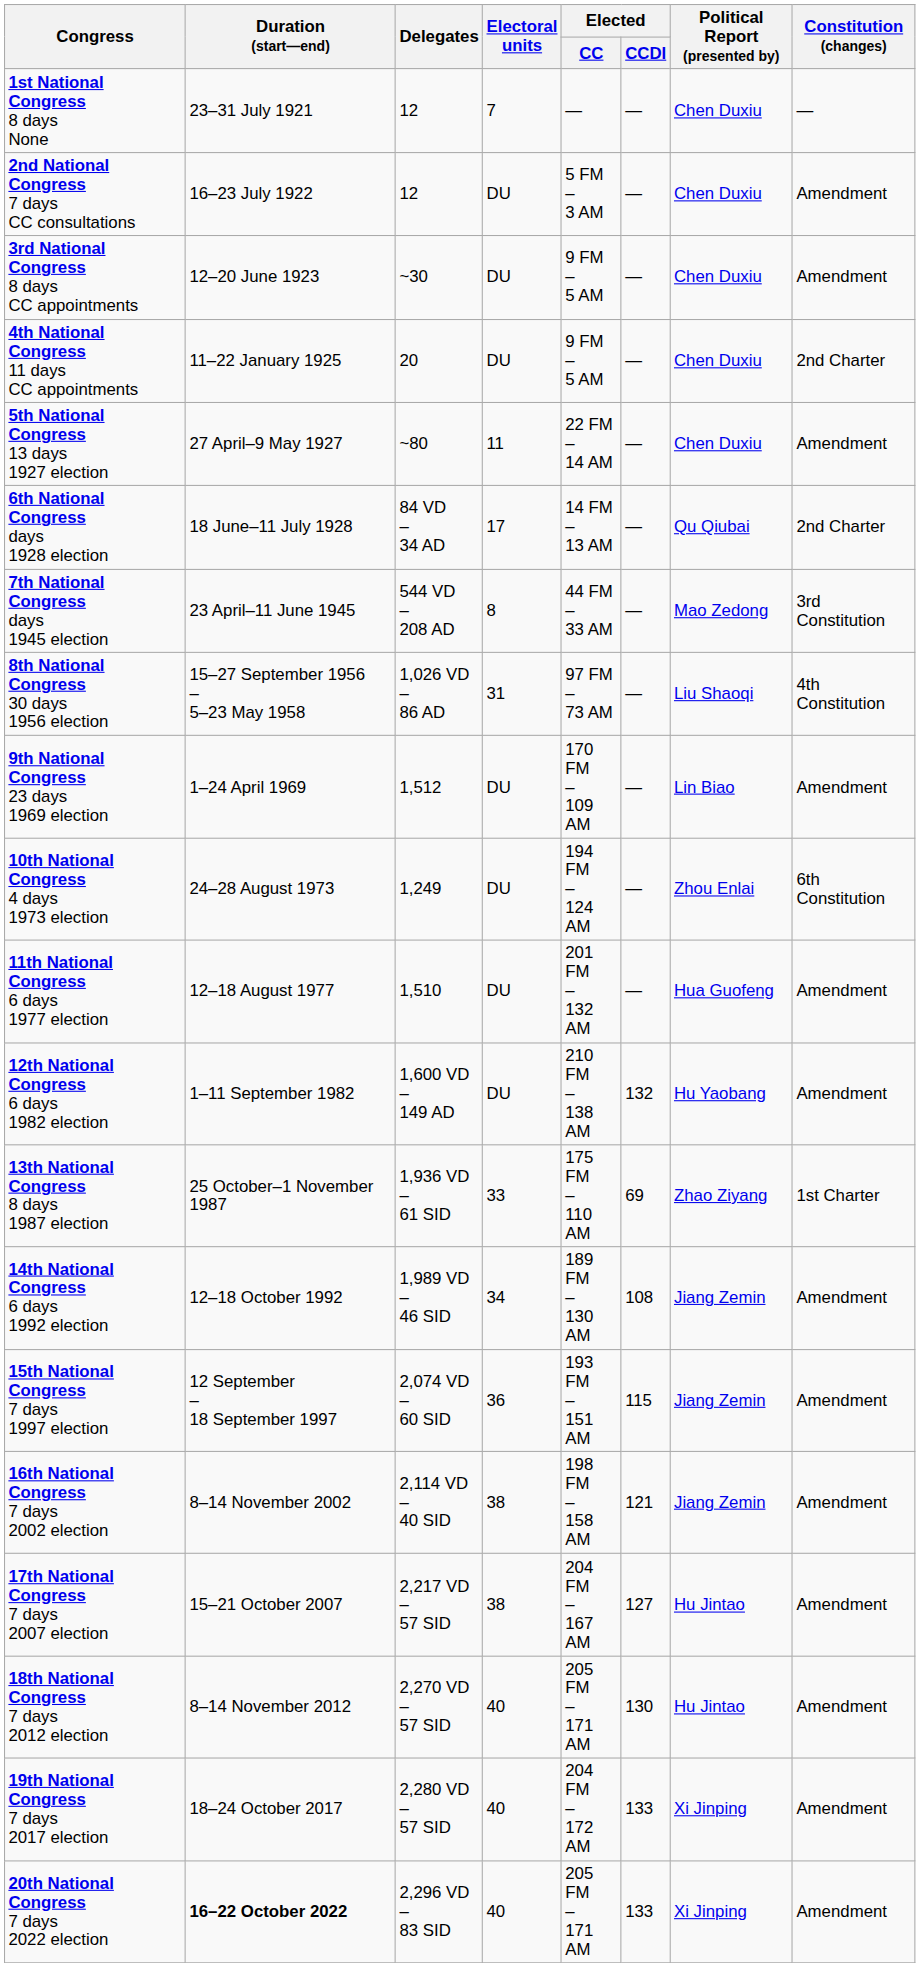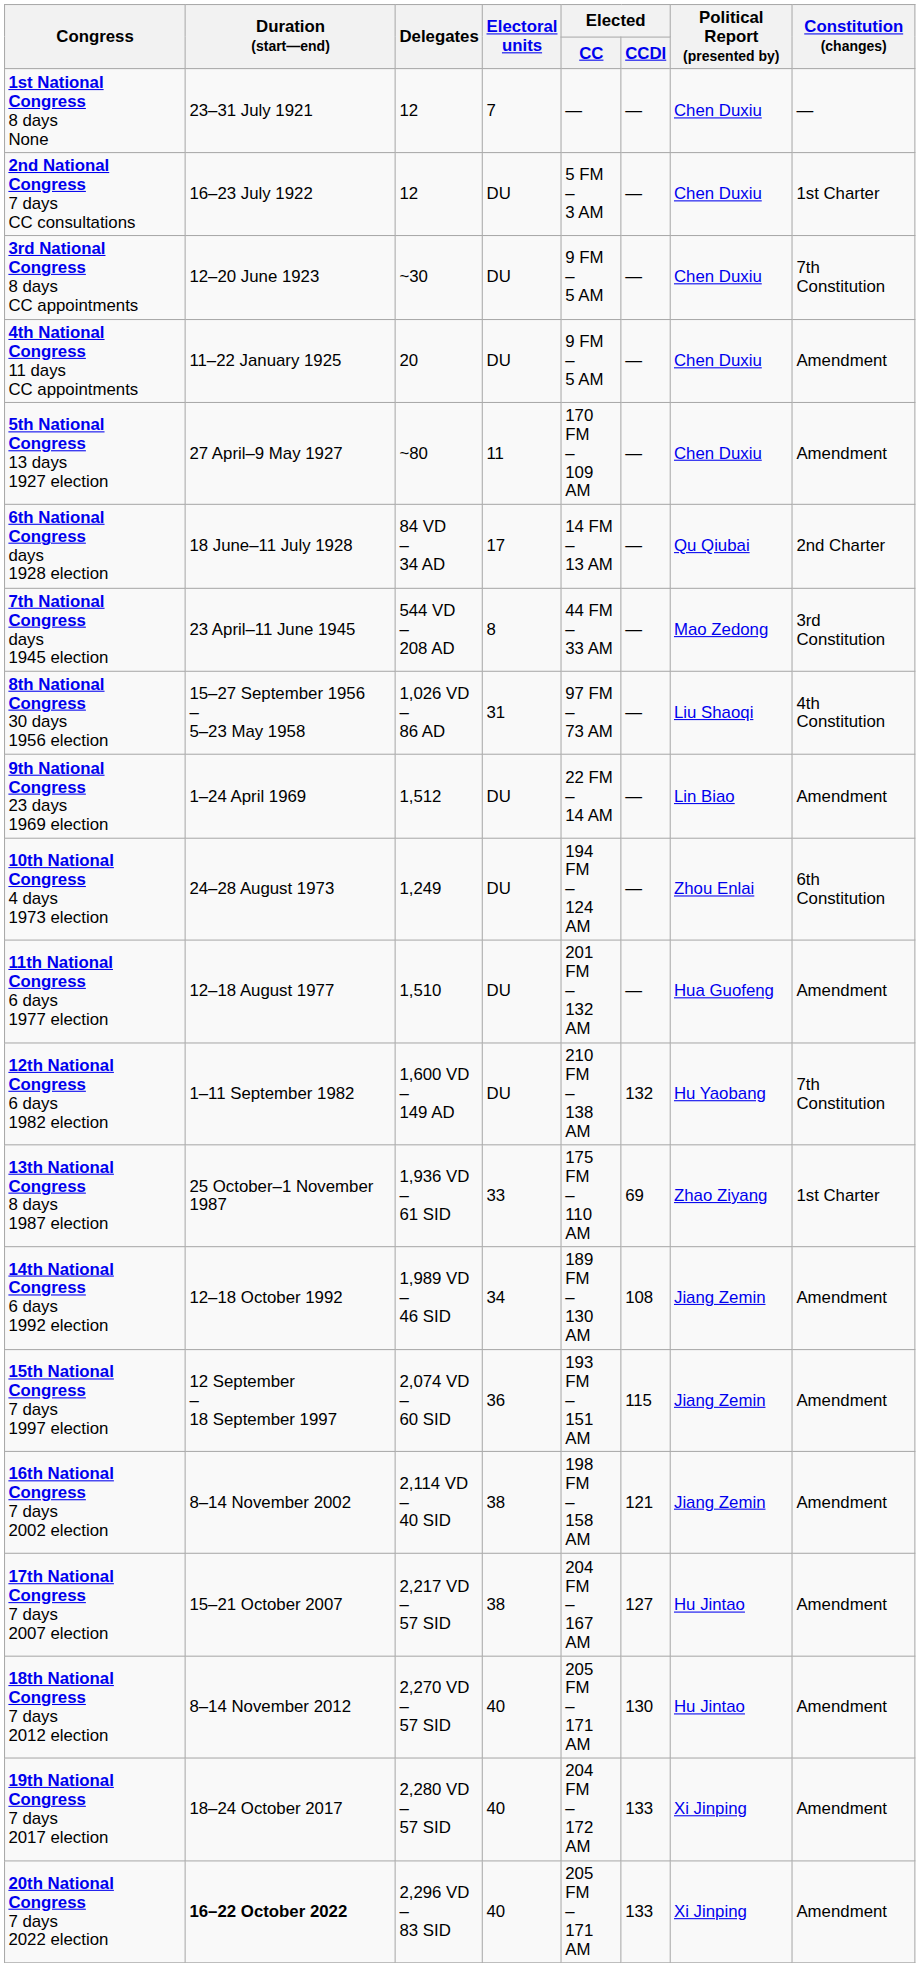(842, 193) Amendment -> (838, 193) 1st Charter
(842, 277) Amendment -> (841, 277) 7th Constitution
(841, 360) 2nd Charter -> (842, 360) Amendment
(589, 443) 22 FM – 14 AM -> (579, 453) 170 FM – 109 AM
(579, 786) 170 FM – 109 AM -> (589, 796) 22 FM – 14 AM
(842, 1093) Amendment -> (841, 1093) 7th Constitution
